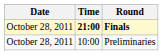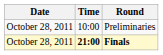rows swapped: (130, 42) <-> (117, 27)
